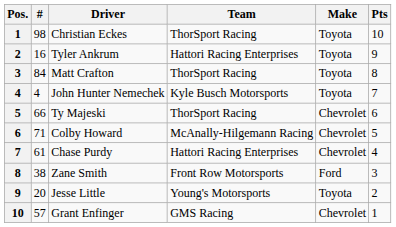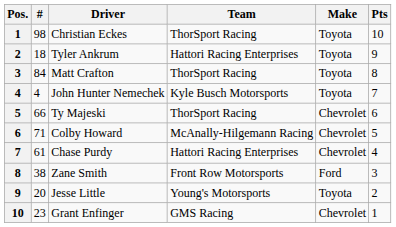(40, 54) 16 -> (40, 54) 18
(40, 212) 57 -> (40, 212) 23
